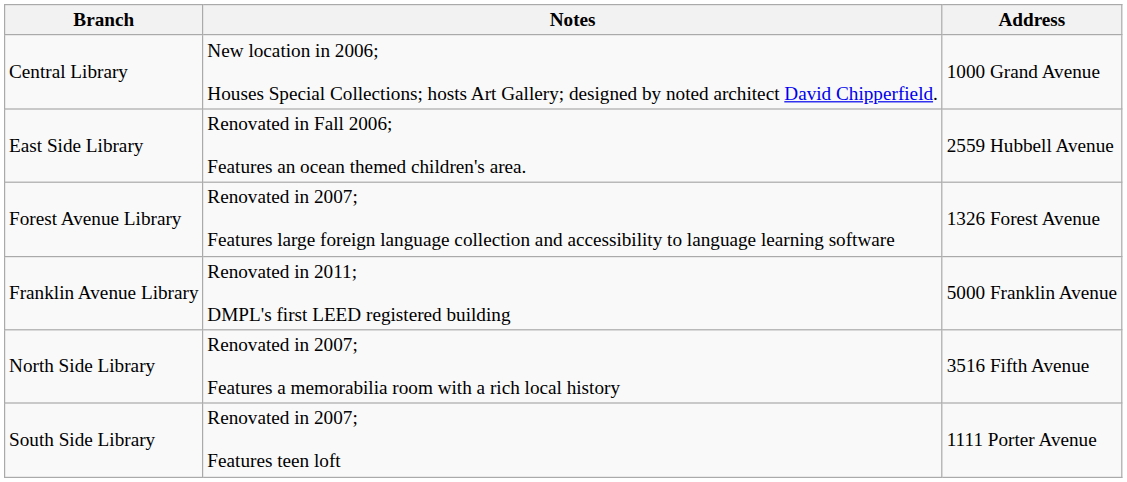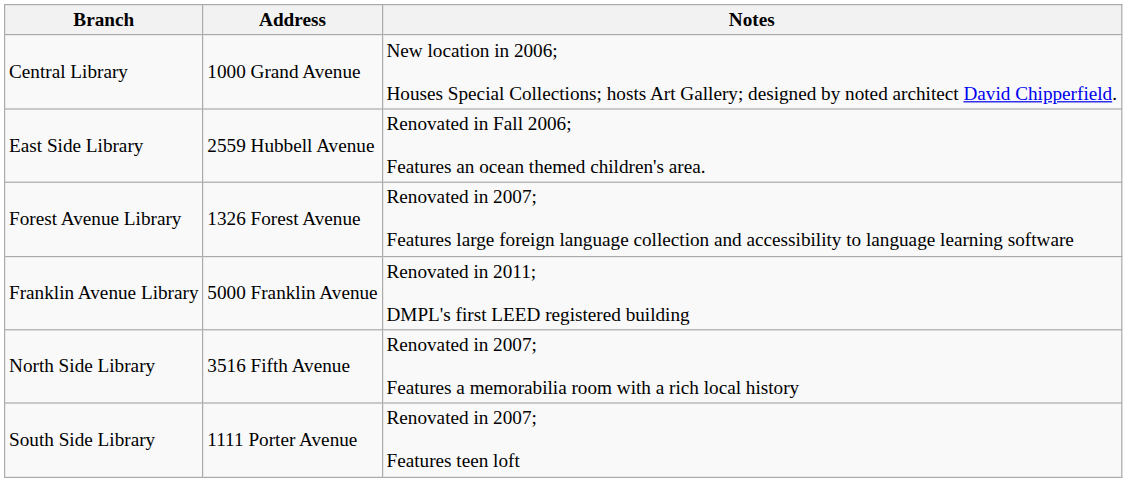columns swapped: (1032, 19) <-> (573, 19)
